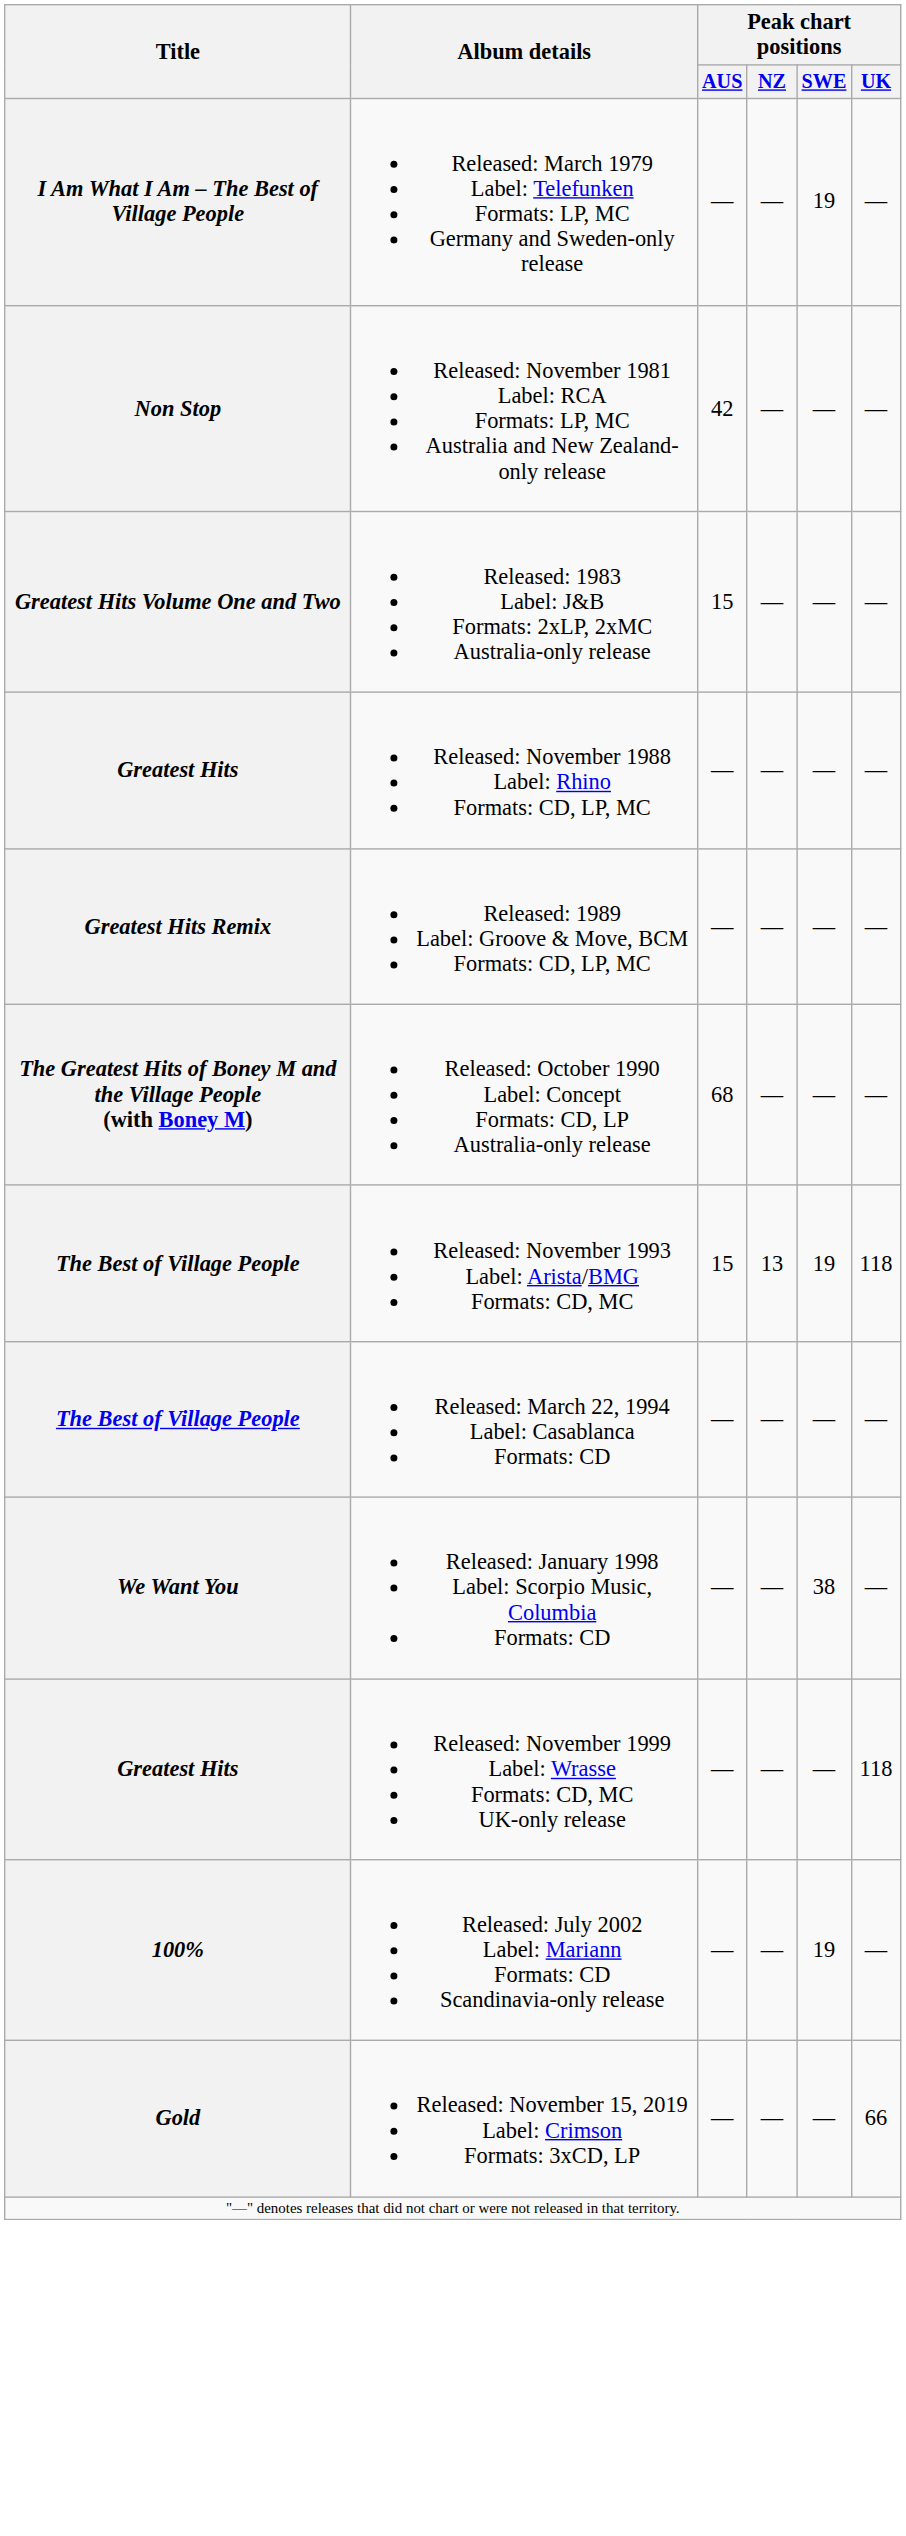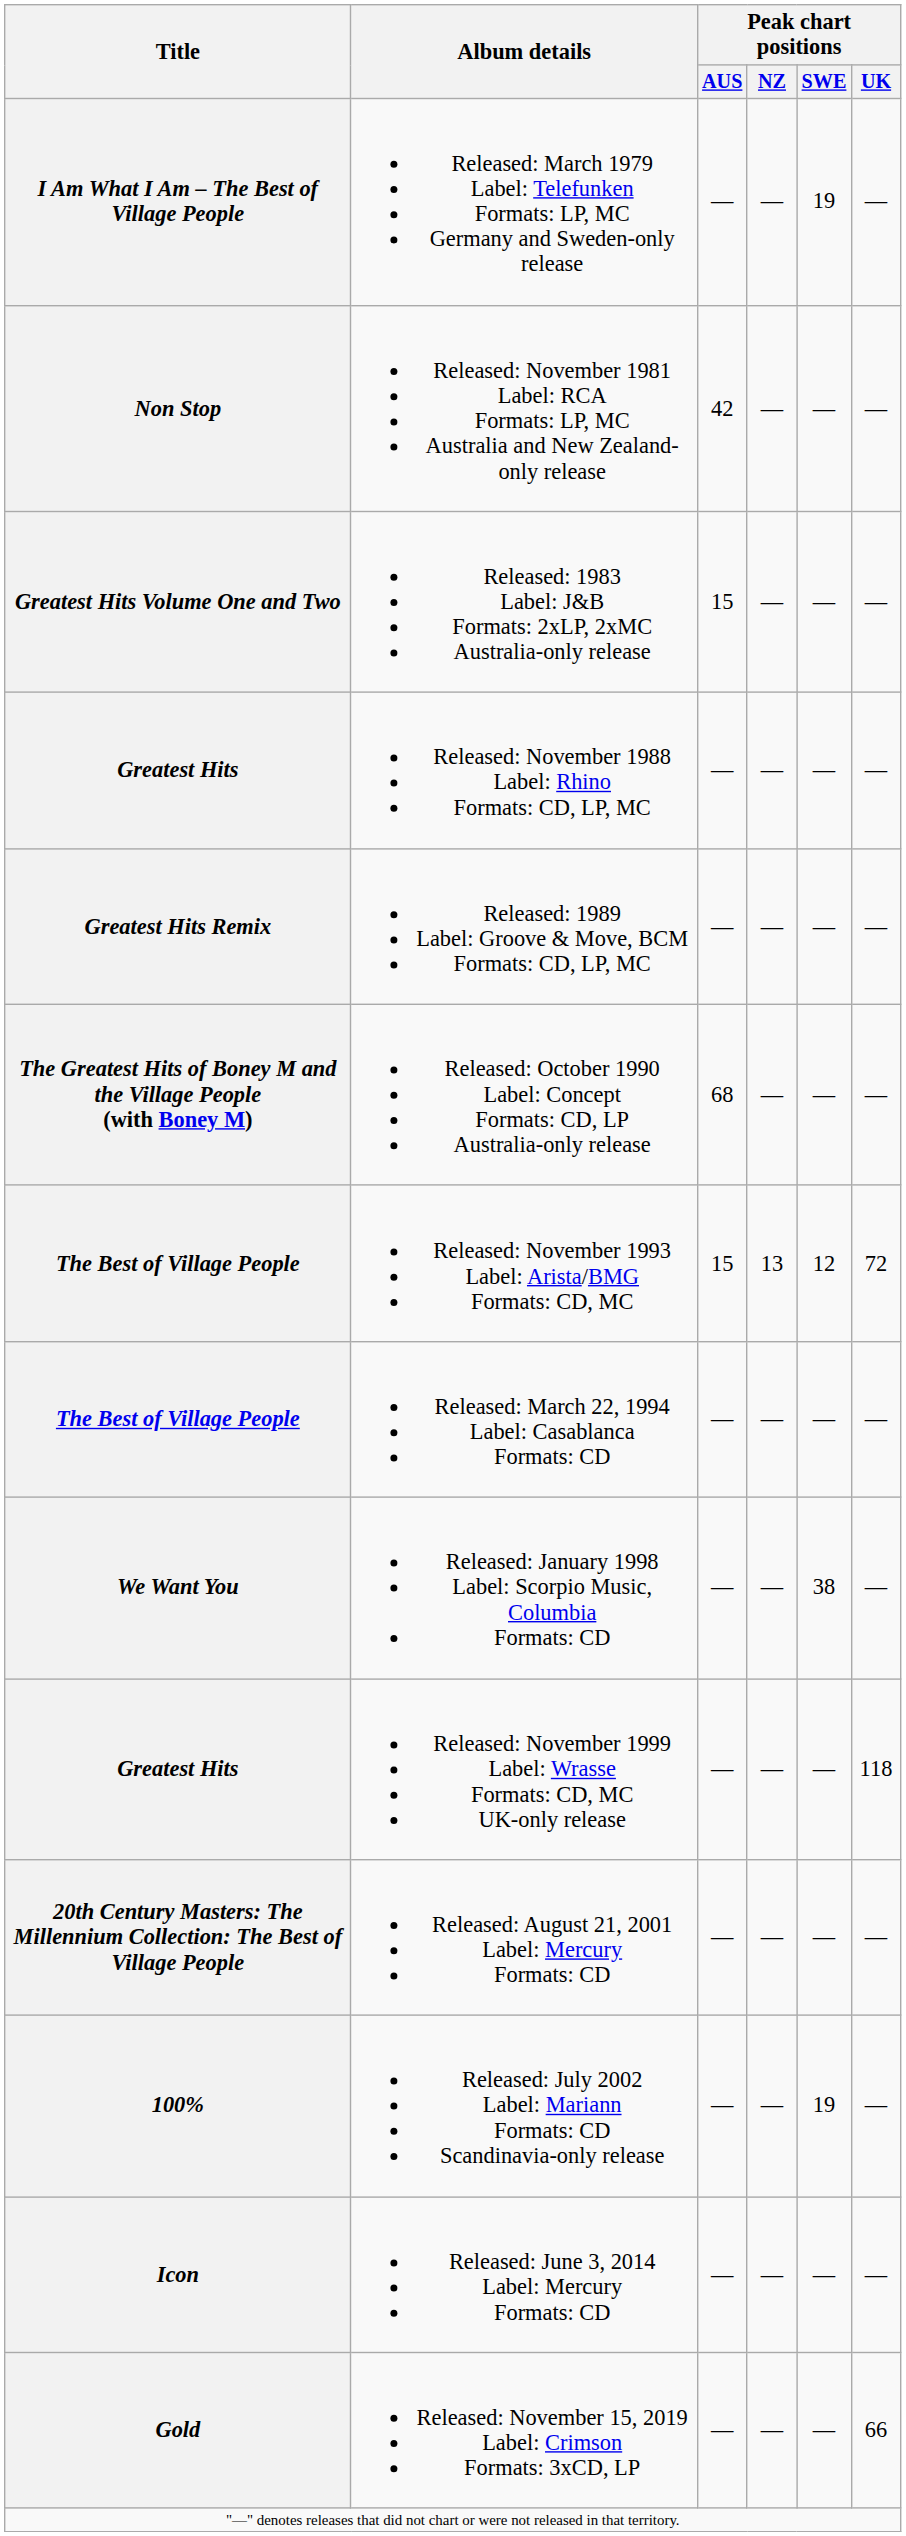(824, 1263) 19 -> (824, 1263) 12
(876, 1263) 118 -> (876, 1263) 72
+ row: (524, 1950)
+ row: (524, 2287)
